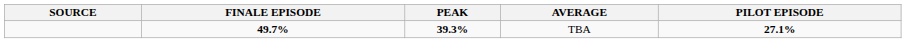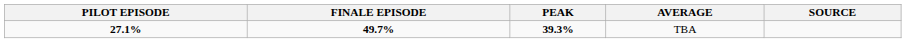columns swapped: (780, 12) <-> (73, 12)
